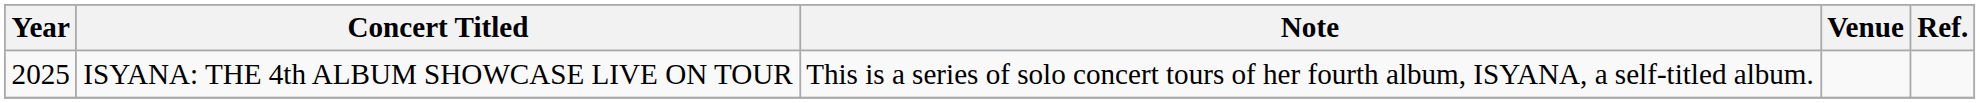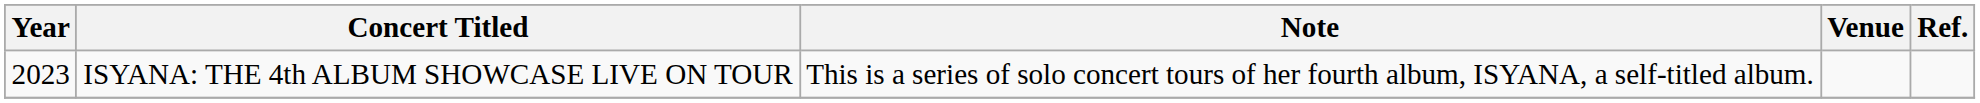(41, 73) 2025 -> (41, 73) 2023
